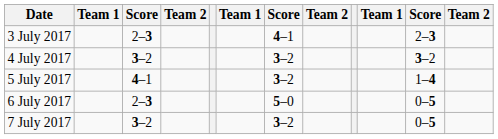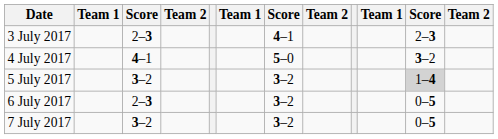(142, 58) 3–2 -> (142, 58) 4–1
(284, 58) 3–2 -> (284, 58) 5–0
(142, 79) 4–1 -> (142, 79) 3–2
(425, 79) no background -> (425, 79) lightgrey background
(284, 101) 5–0 -> (284, 101) 3–2
